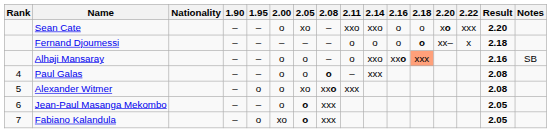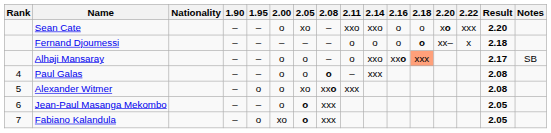(498, 58) 2.16 -> (498, 58) 2.17
